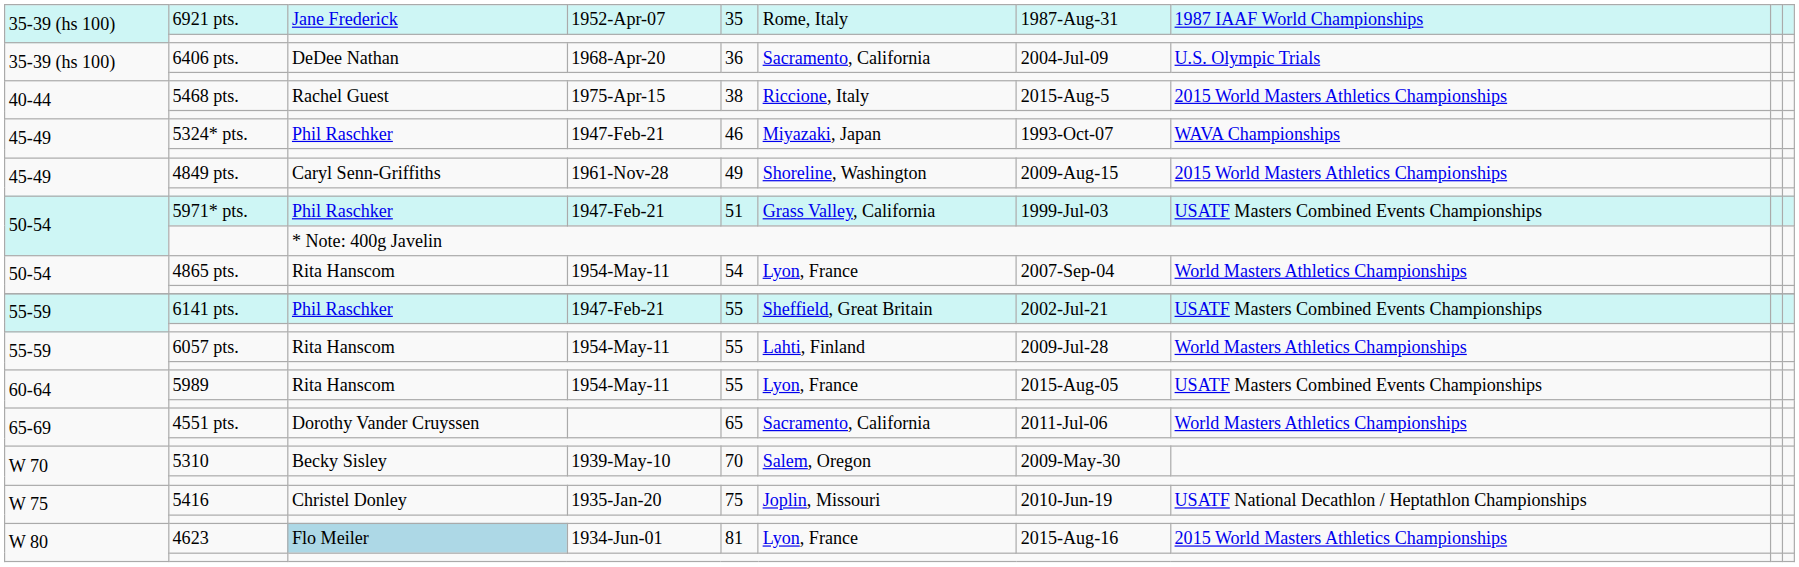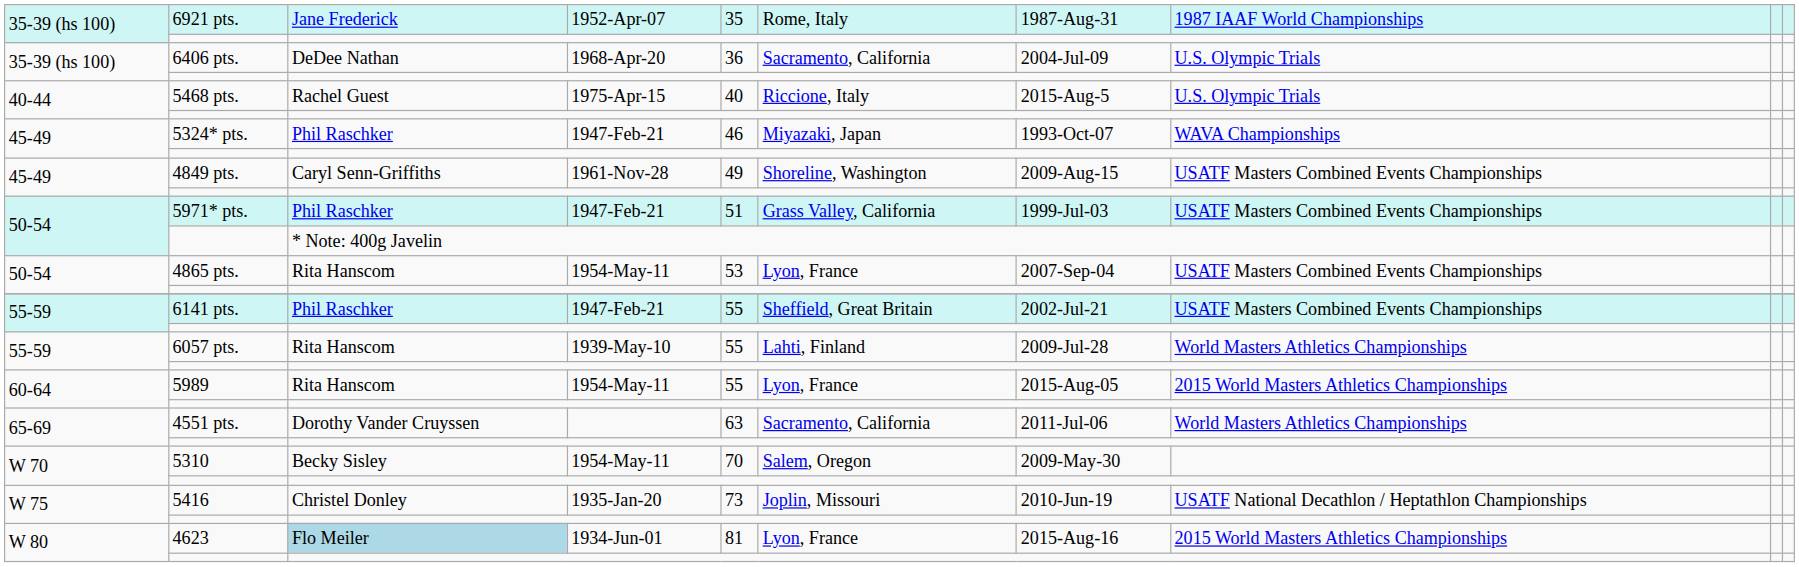(734, 96) 38 -> (734, 96) 40
(1341, 96) 2015 World Masters Athletics Championships -> (1247, 96) U.S. Olympic Trials
(1341, 172) 2015 World Masters Athletics Championships -> (1358, 172) USATF Masters Combined Events Championships
(734, 270) 54 -> (734, 270) 53
(1321, 270) World Masters Athletics Championships -> (1358, 270) USATF Masters Combined Events Championships
(621, 346) 1954-May-11 -> (621, 346) 1939-May-10
(1358, 385) USATF Masters Combined Events Championships -> (1341, 385) 2015 World Masters Athletics Championships
(734, 423) 65 -> (734, 423) 63
(621, 461) 1939-May-10 -> (621, 461) 1954-May-11
(734, 499) 75 -> (734, 499) 73
